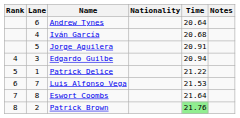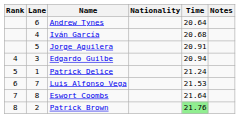(195, 72) 21.22 -> (195, 72) 21.24
